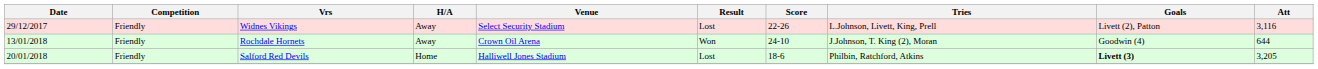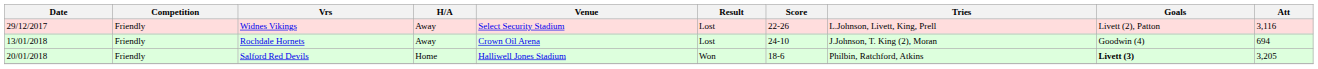(707, 41) Won -> (707, 41) Lost
(1263, 41) 644 -> (1263, 41) 694
(707, 55) Lost -> (707, 55) Won
